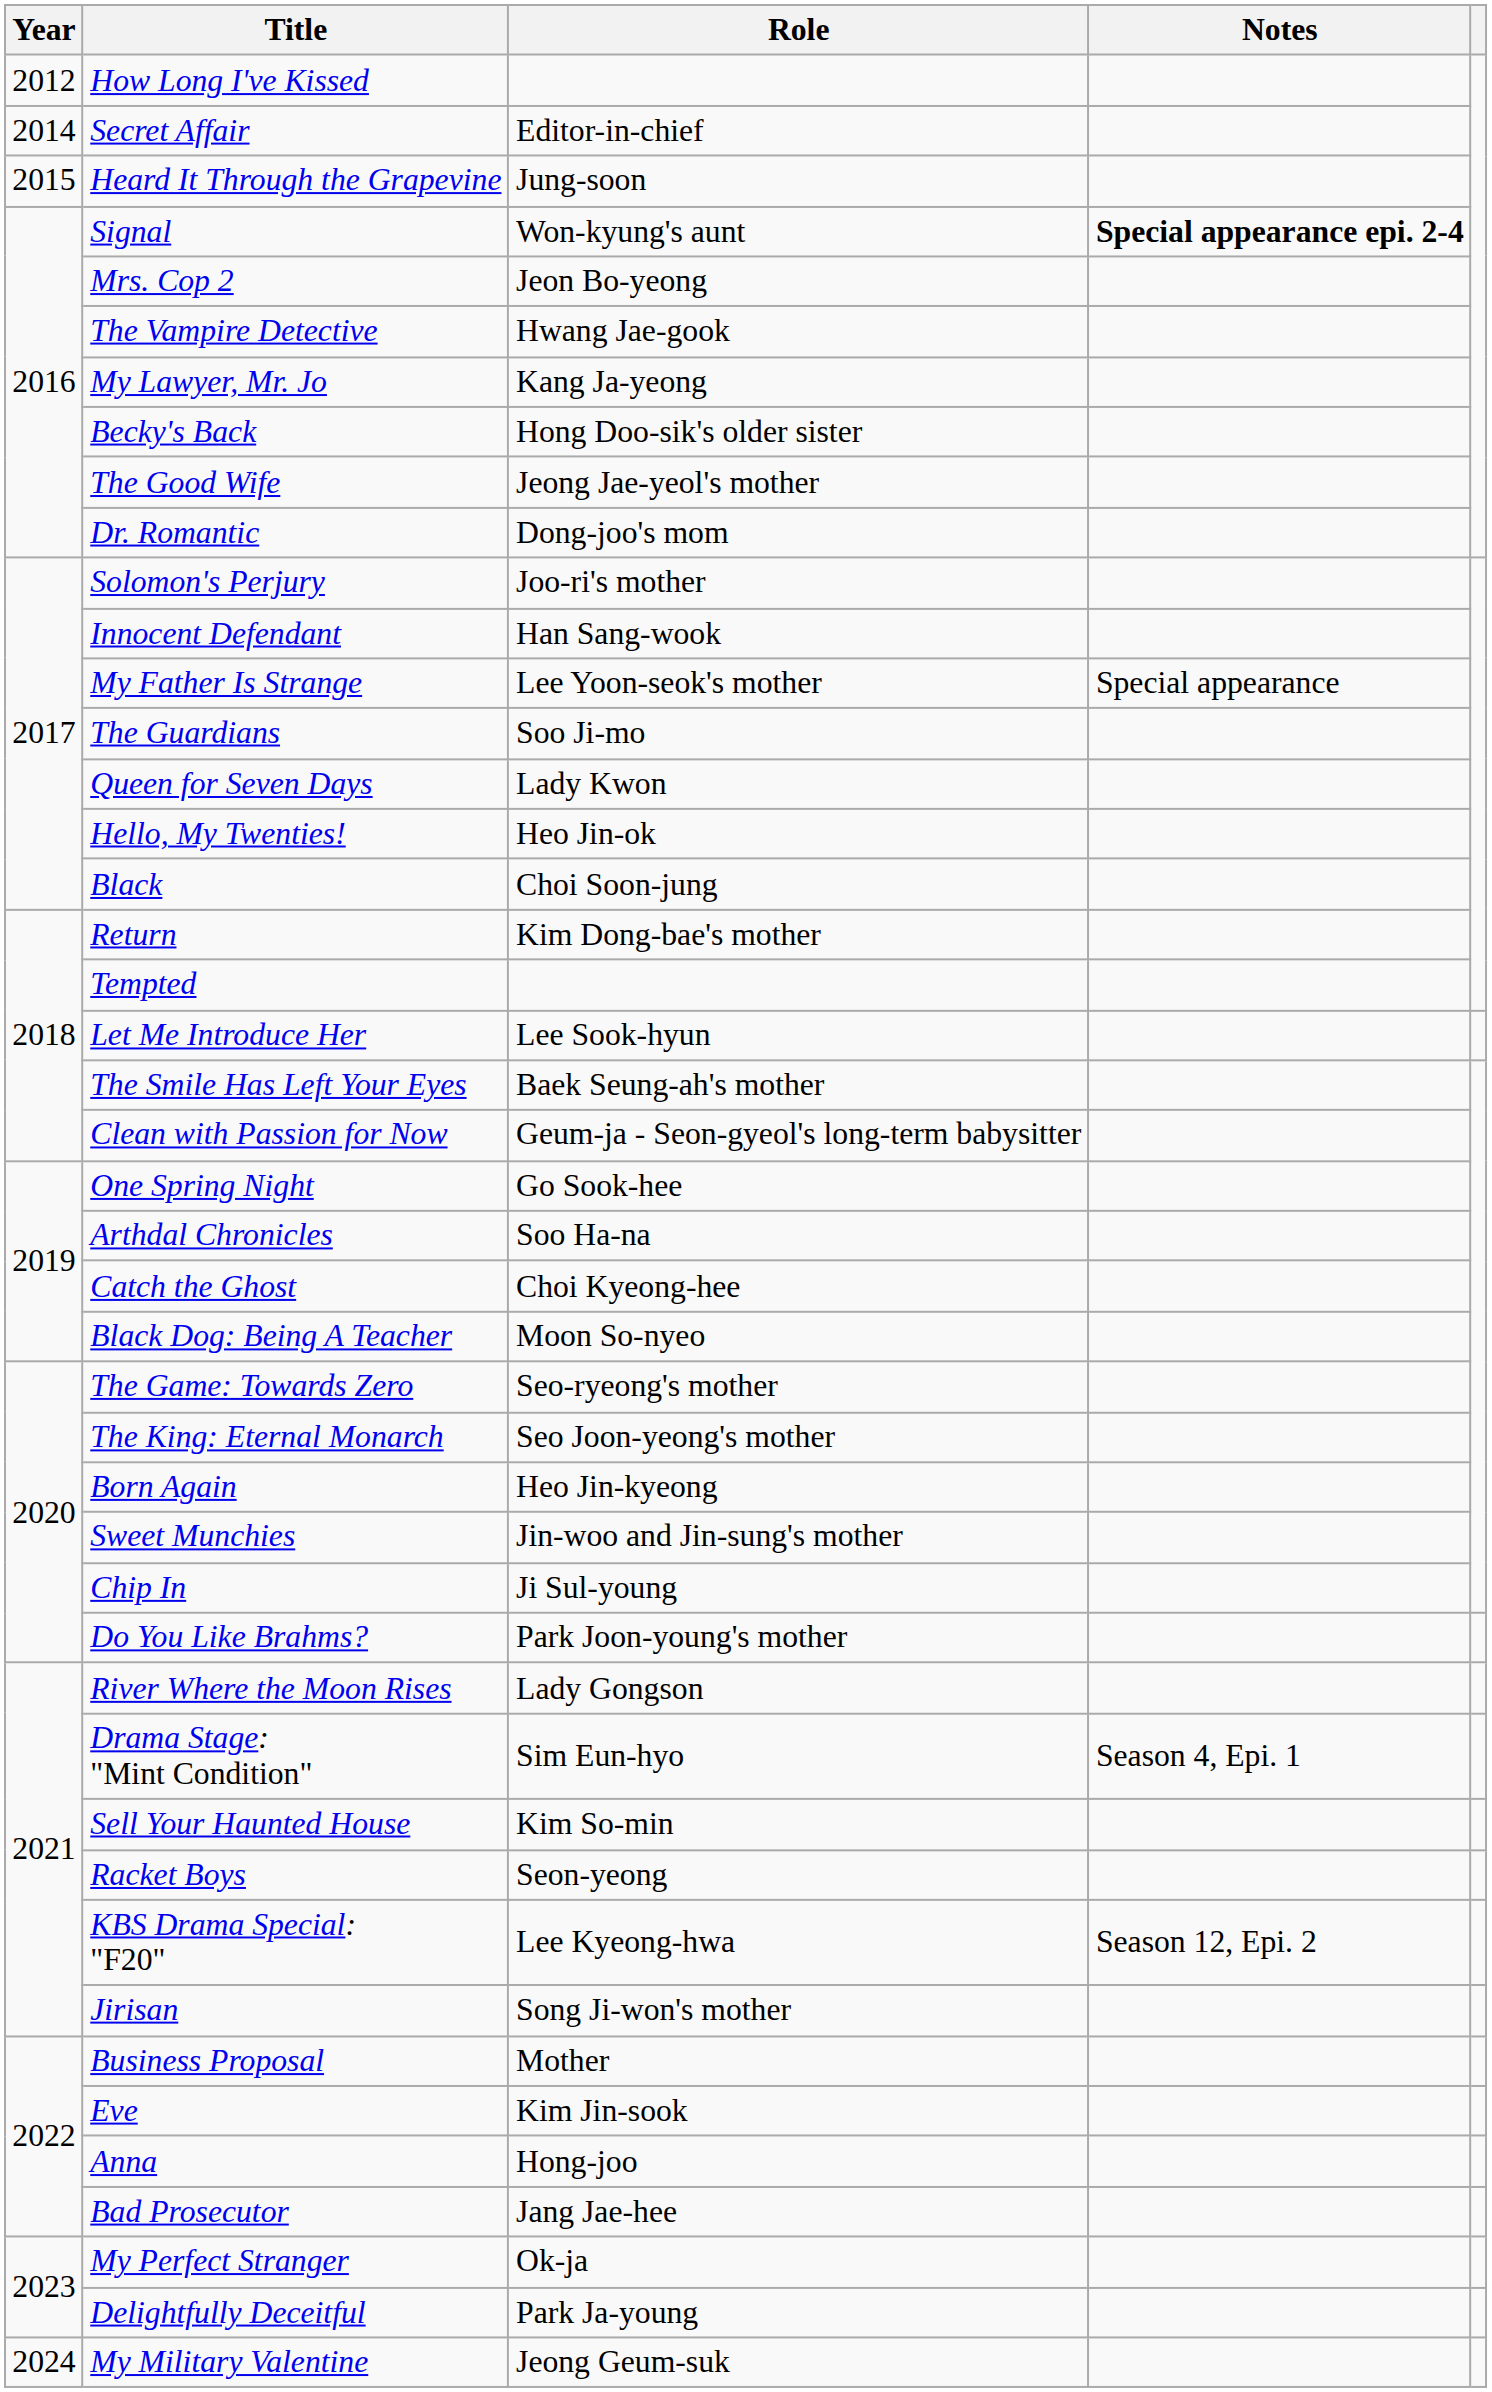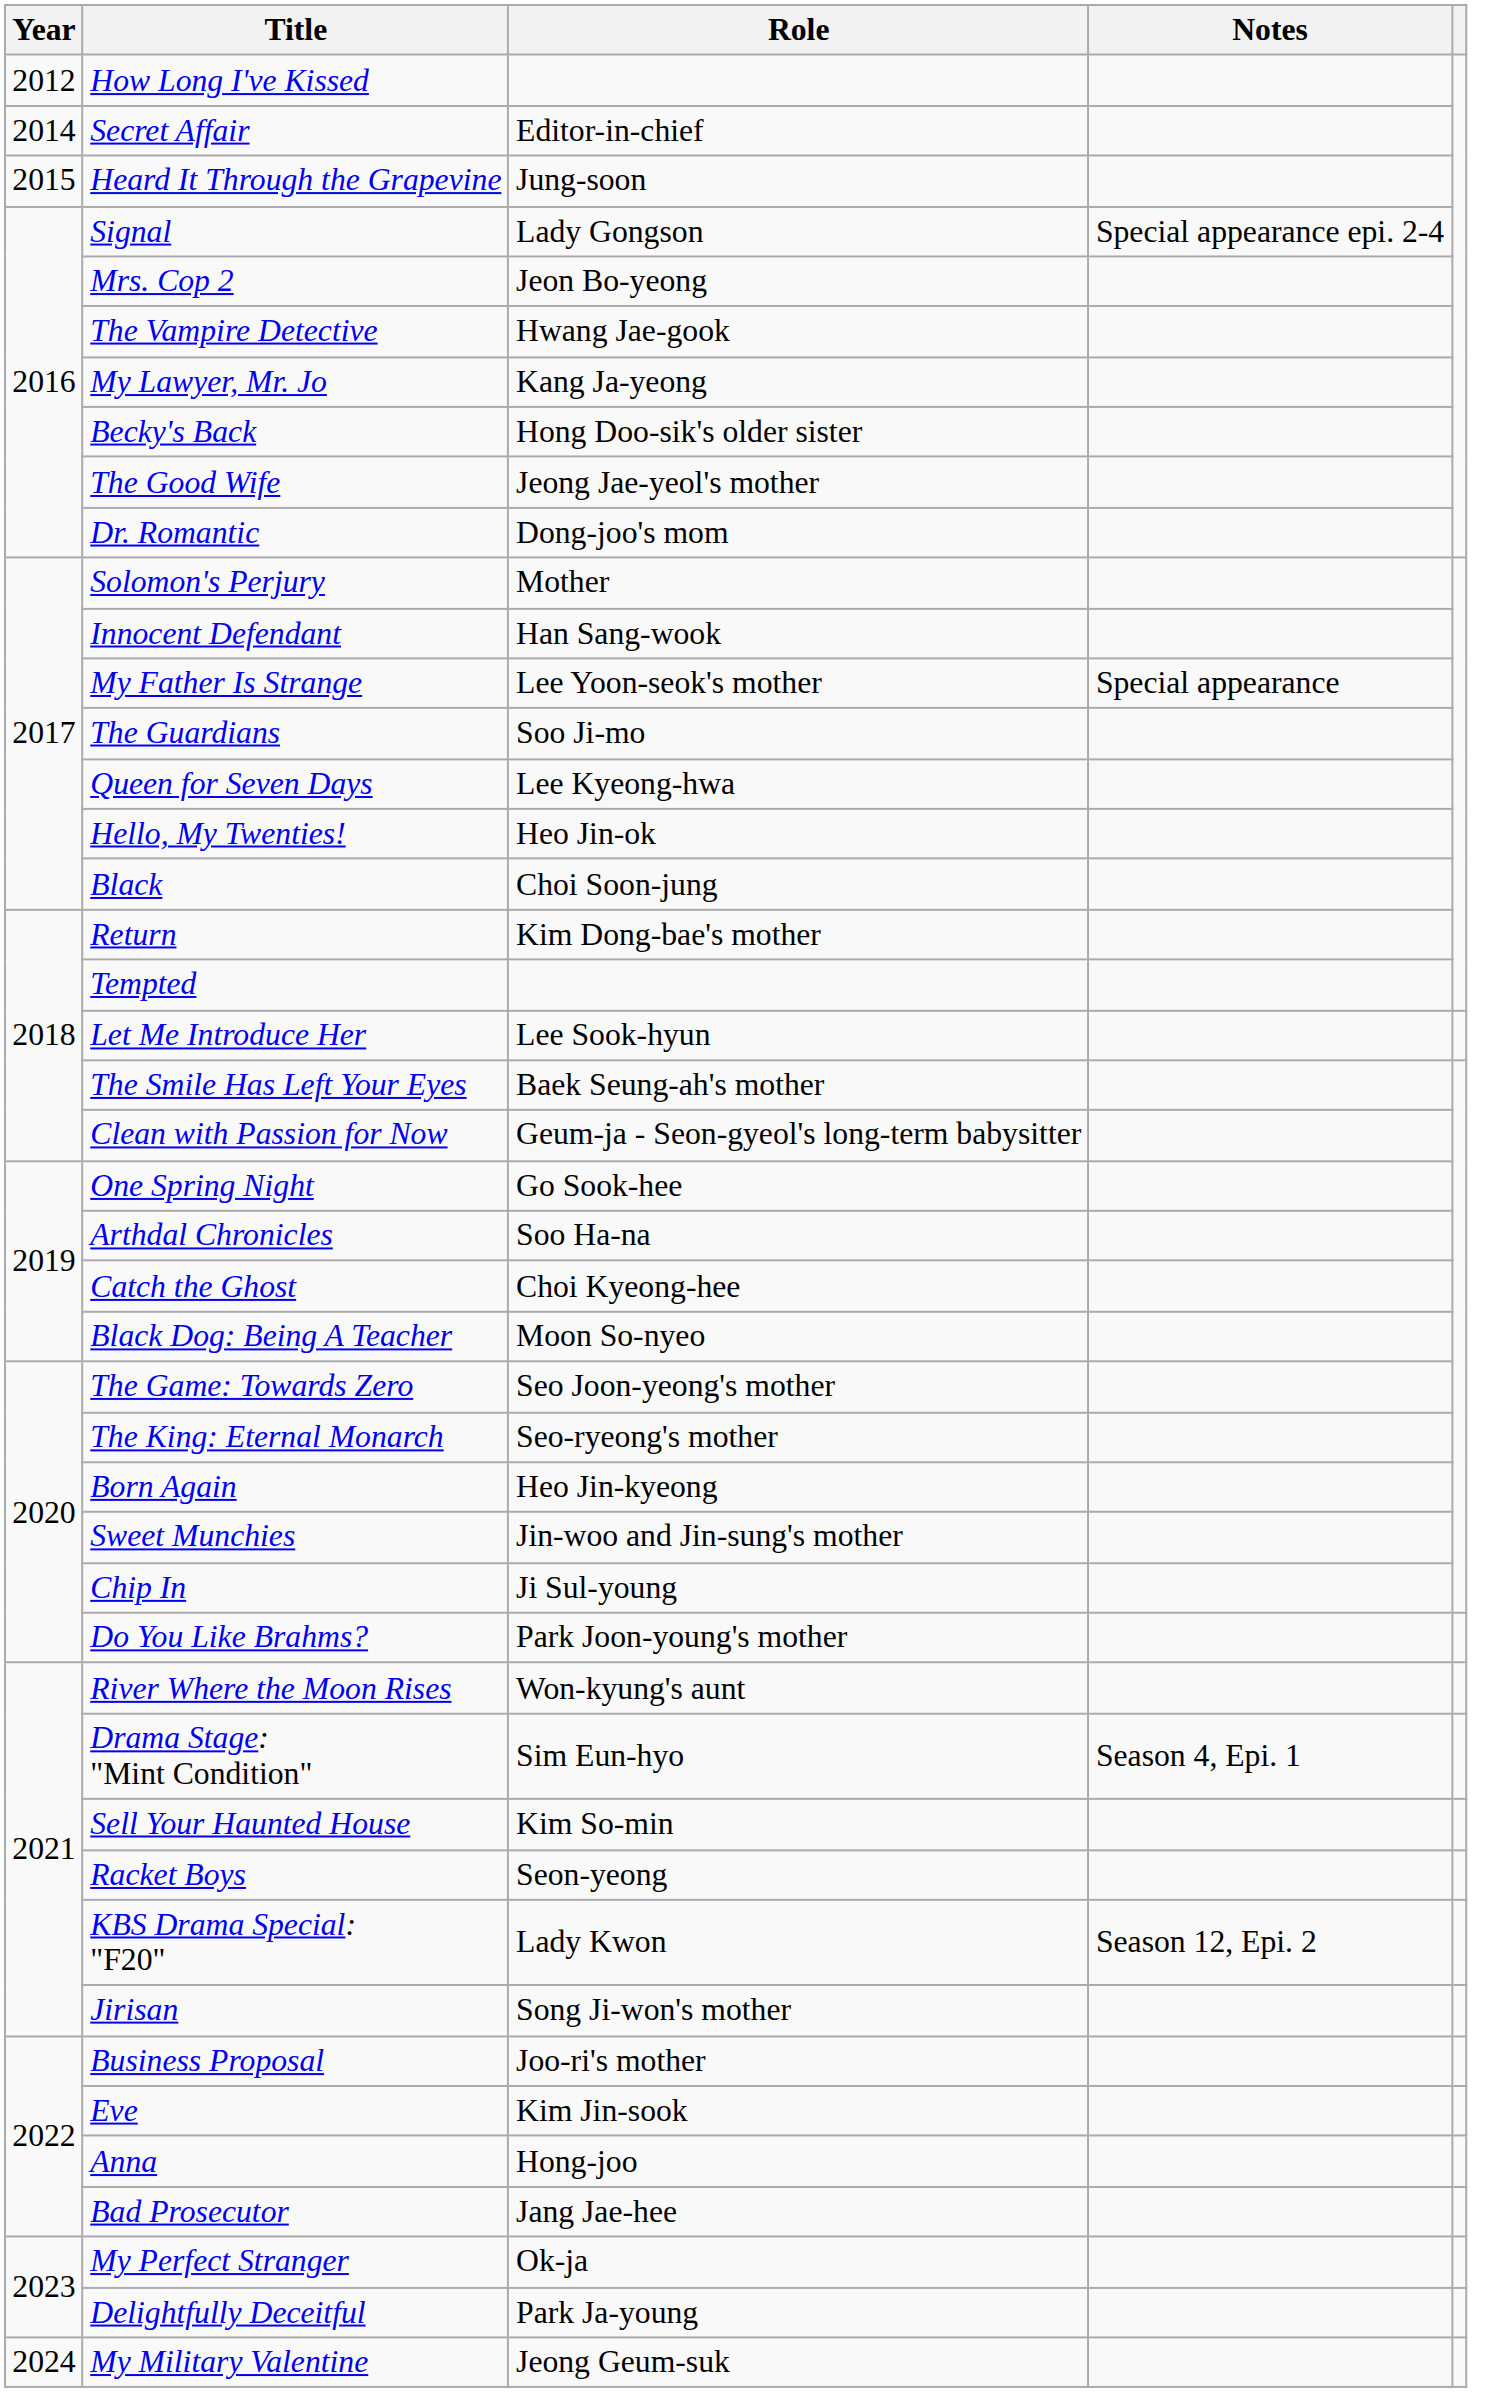(631, 230) Won-kyung's aunt -> (610, 230) Lady Gongson
(1280, 230) bold -> (1270, 230) normal
(611, 582) Joo-ri's mother -> (563, 582) Mother
(591, 783) Lady Kwon -> (626, 783) Lee Kyeong-hwa
(647, 1386) Seo-ryeong's mother -> (676, 1386) Seo Joon-yeong's mother
(676, 1436) Seo Joon-yeong's mother -> (647, 1436) Seo-ryeong's mother
(610, 1687) Lady Gongson -> (631, 1687) Won-kyung's aunt
(626, 1942) Lee Kyeong-hwa -> (591, 1942) Lady Kwon
(563, 2060) Mother -> (611, 2060) Joo-ri's mother
